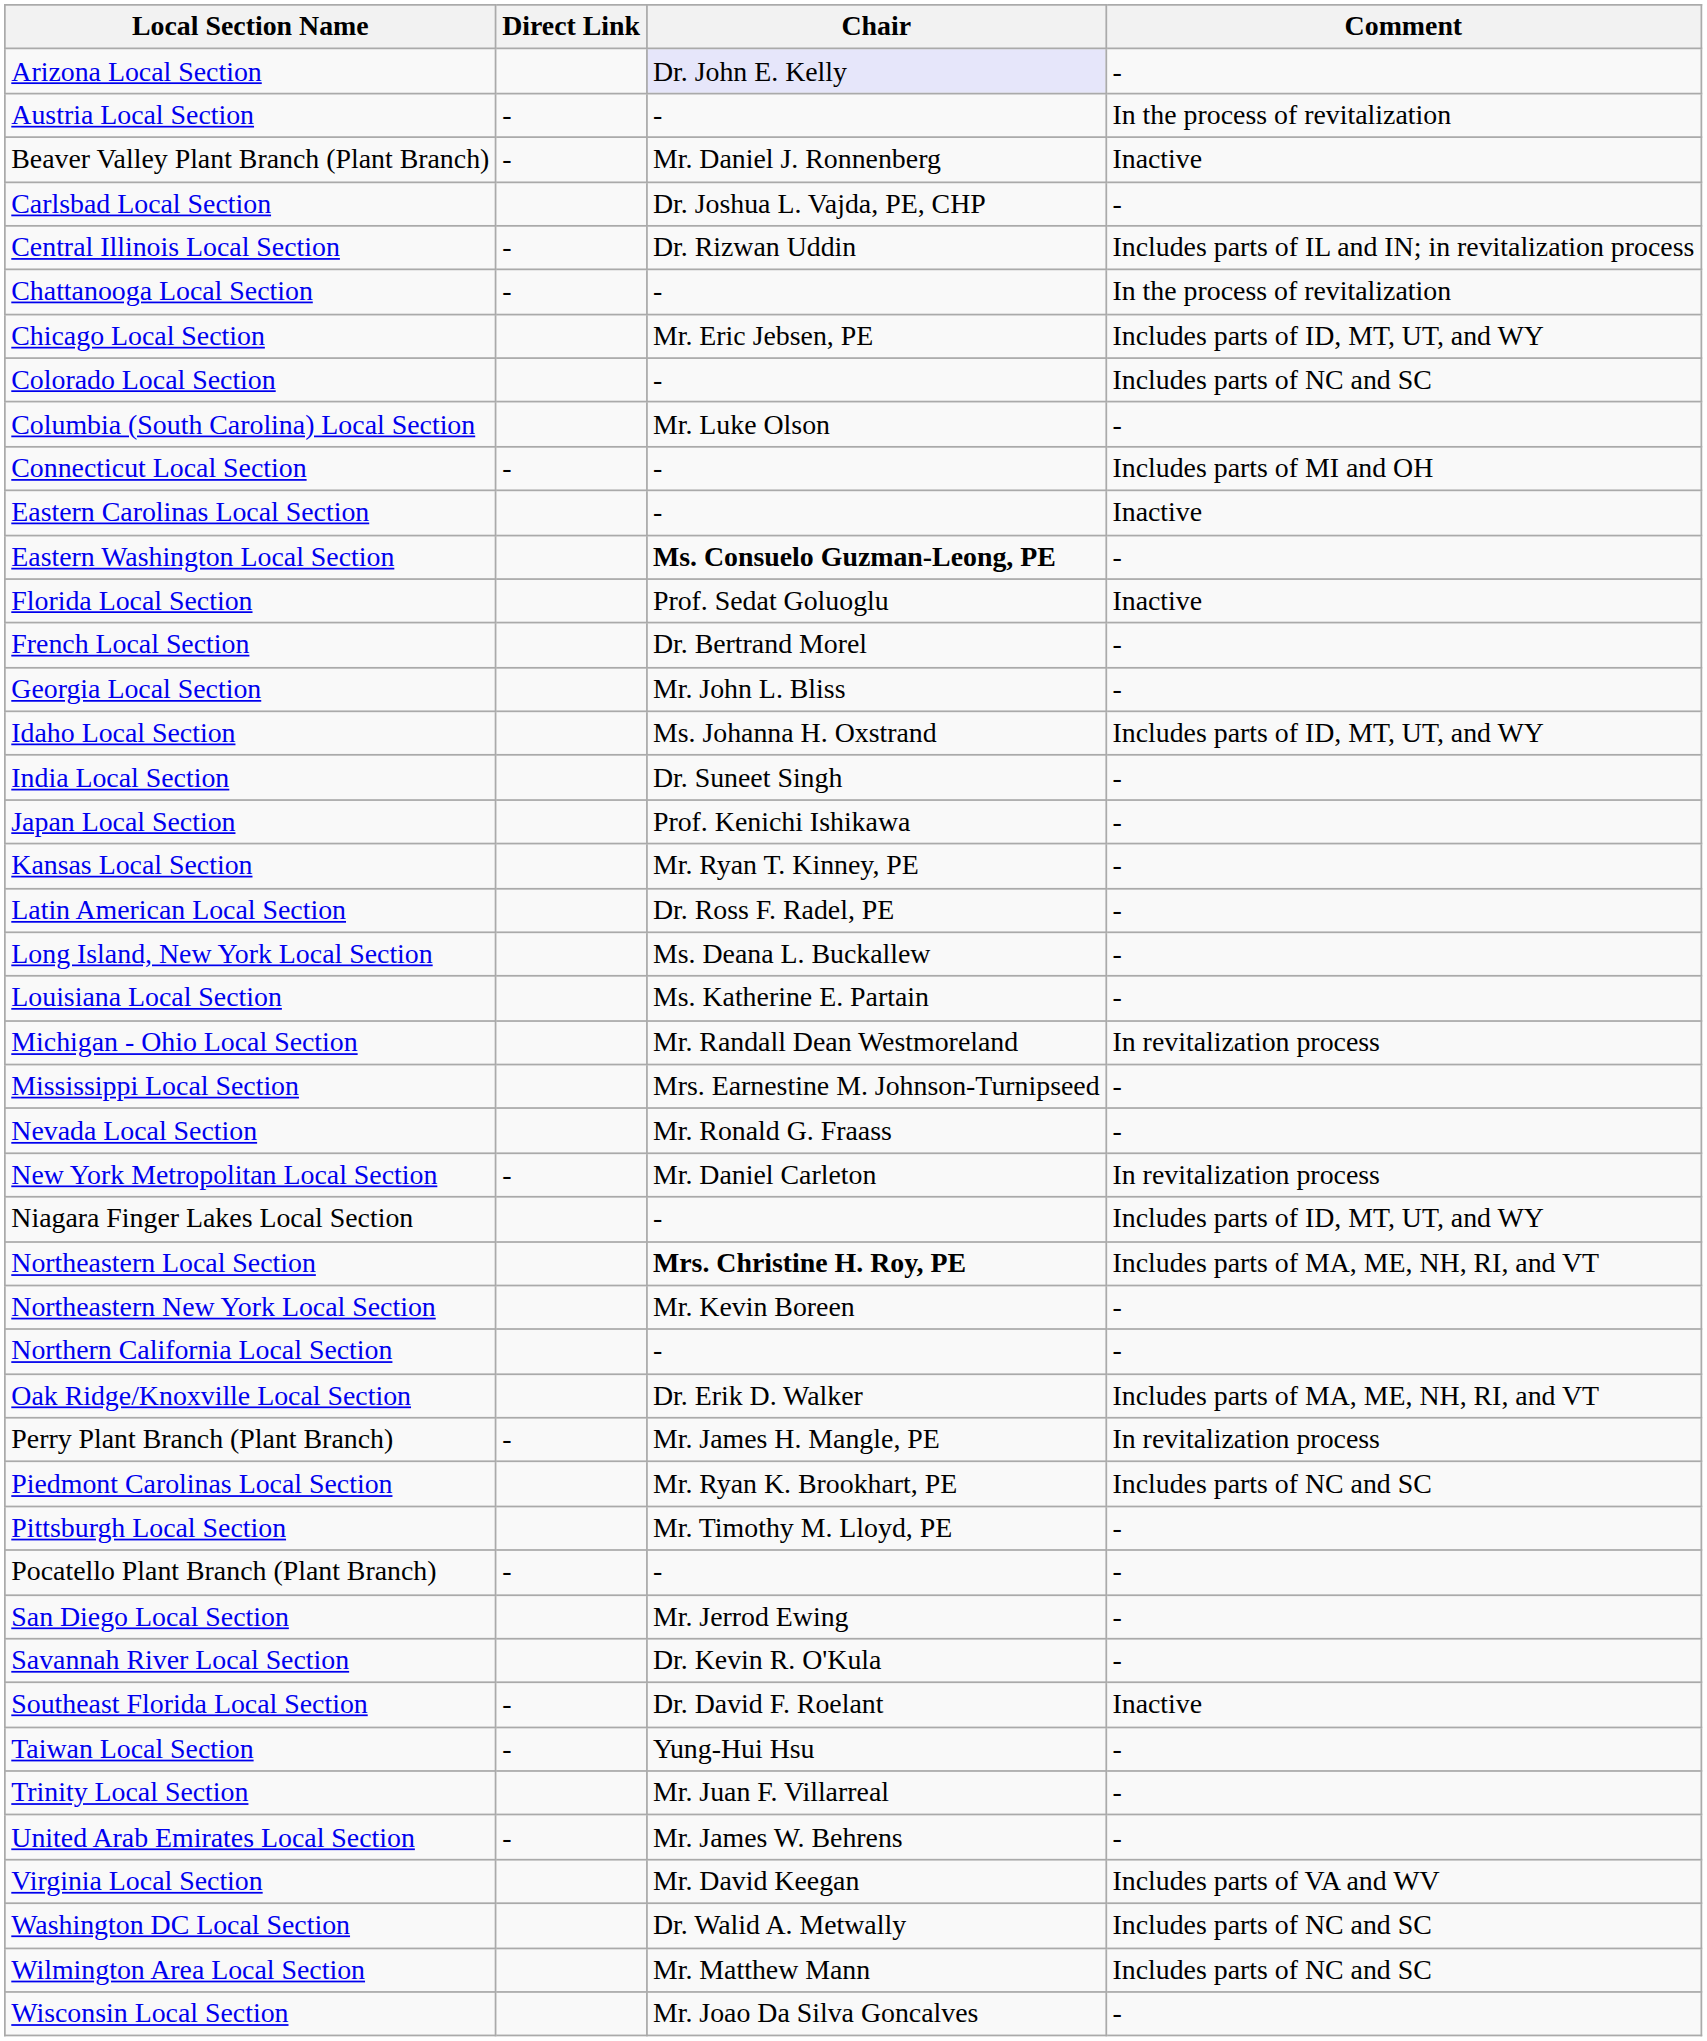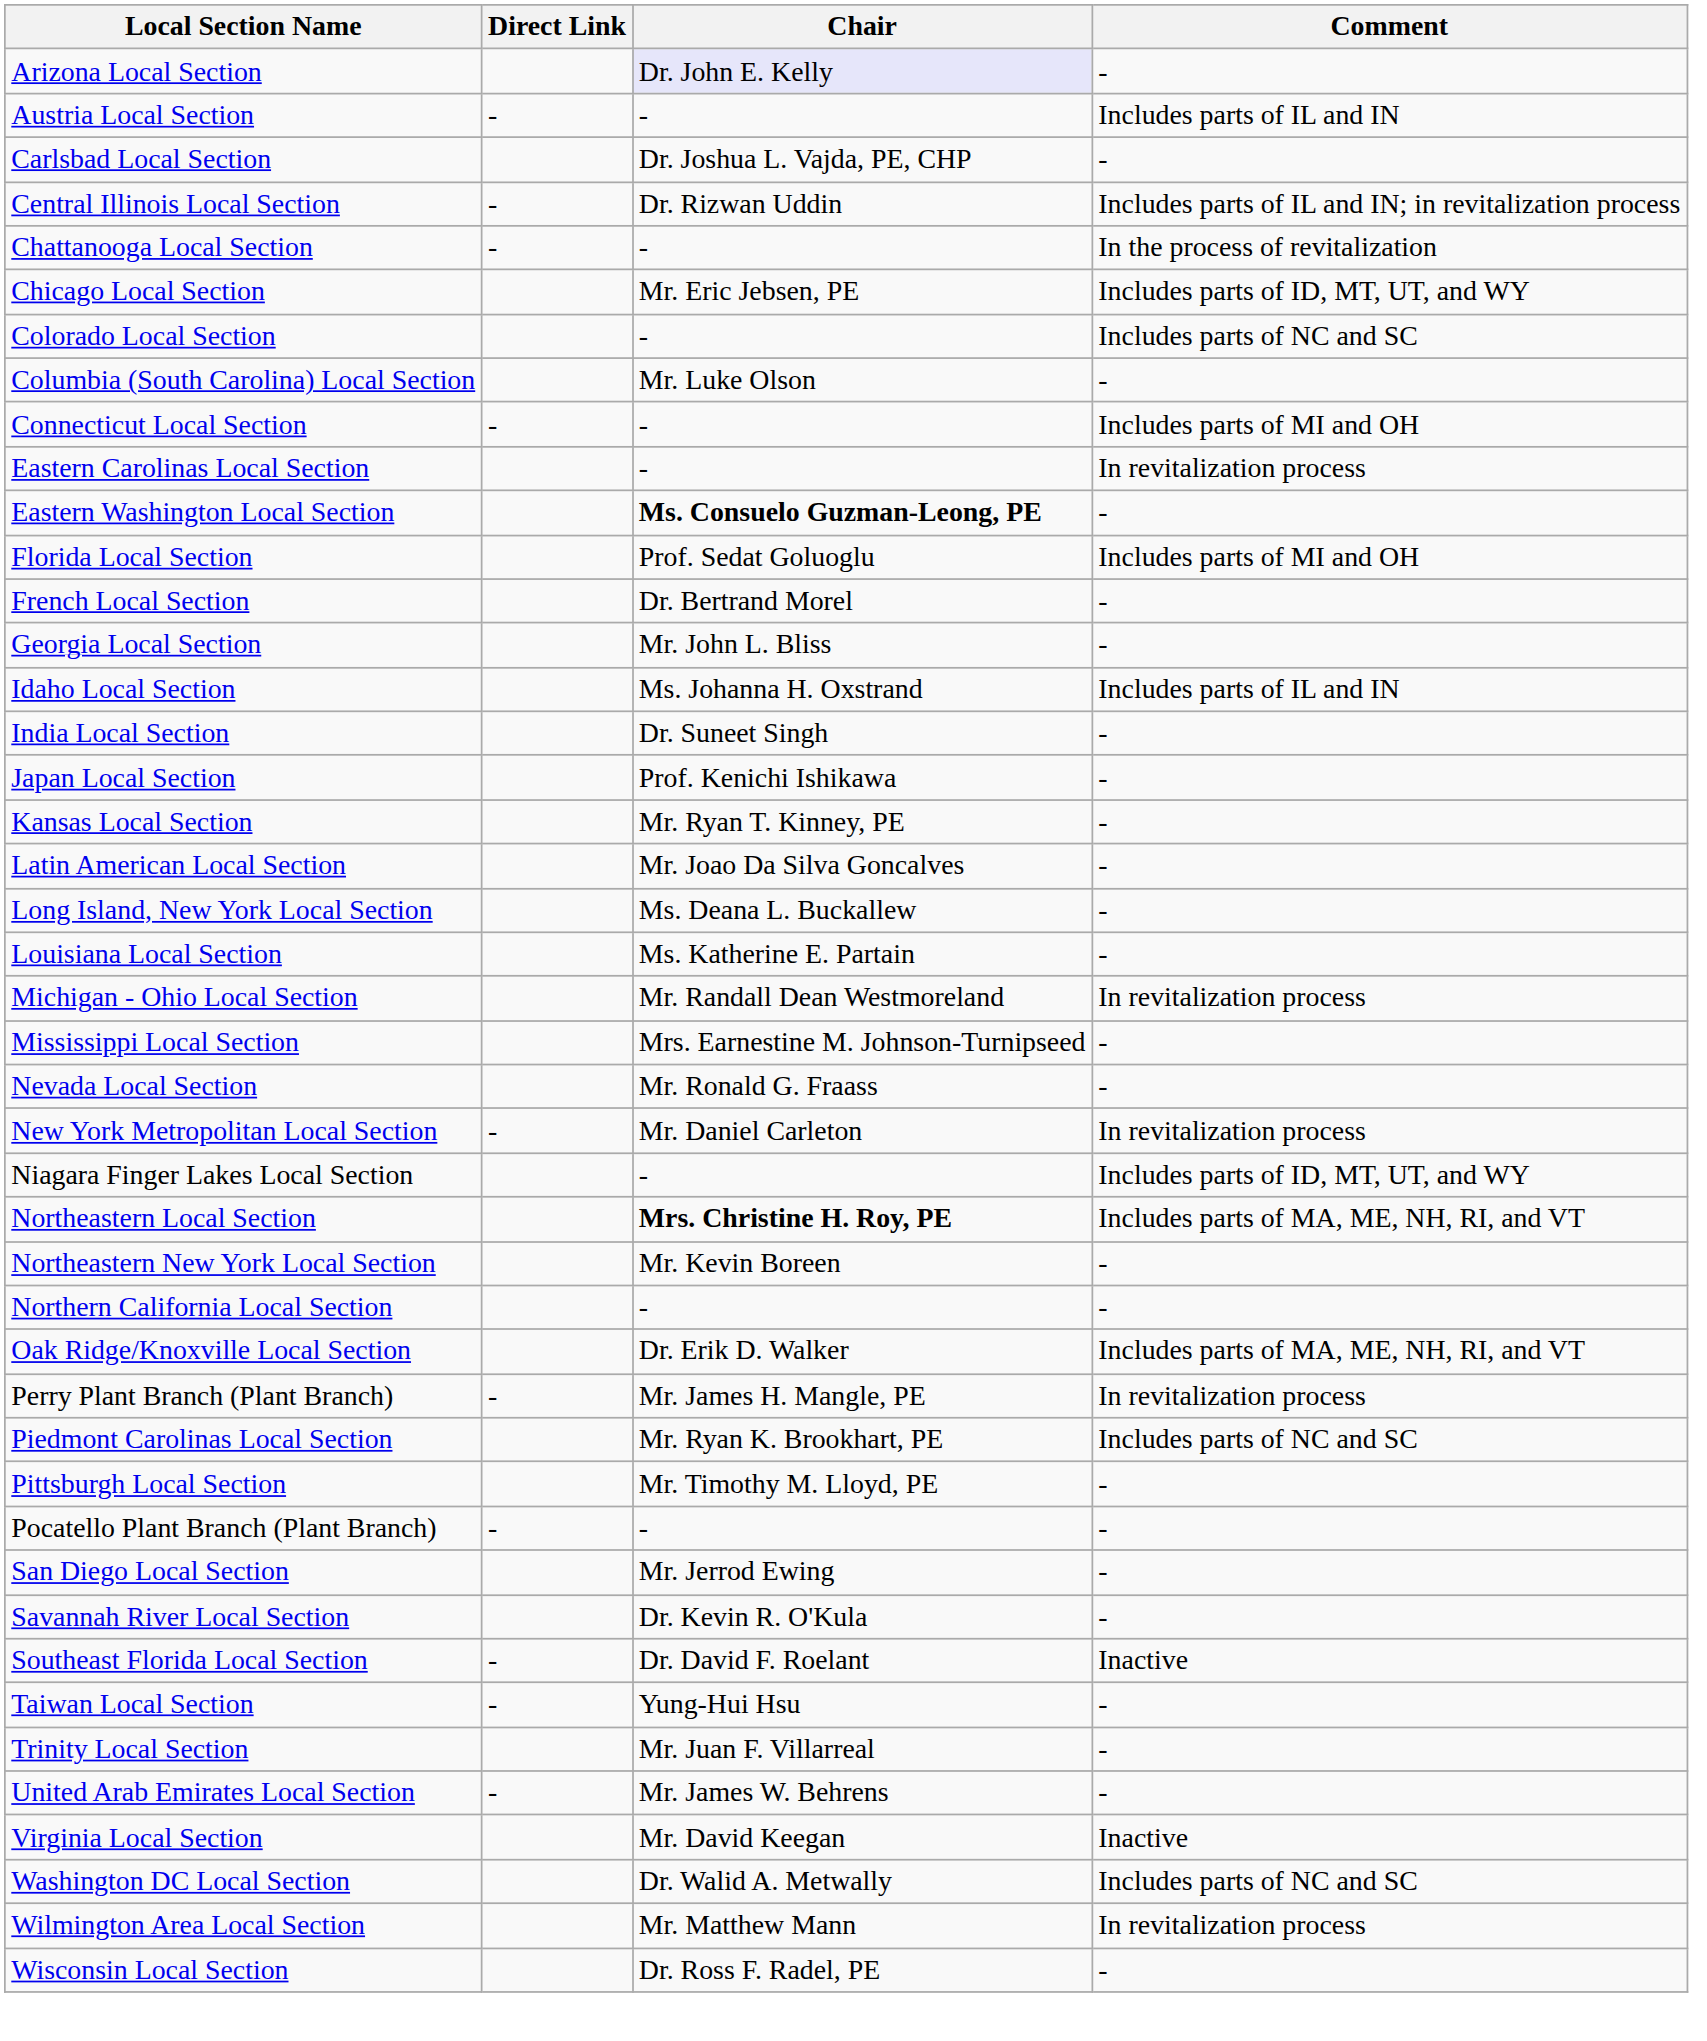(1282, 114) In the process of revitalization -> (1249, 114) Includes parts of IL and IN
- row: (250, 159)
(1157, 512) Inactive -> (1232, 468) In revitalization process
(1157, 600) Inactive -> (1259, 556) Includes parts of MI and OH
(1328, 733) Includes parts of ID, MT, UT, and WY -> (1249, 688) Includes parts of IL and IN
(774, 909) Dr. Ross F. Radel, PE -> (802, 865) Mr. Joao Da Silva Goncalves
(1276, 1880) Includes parts of VA and WV -> (1143, 1836) Inactive
(1272, 1969) Includes parts of NC and SC -> (1232, 1925) In revitalization process
(816, 2013) Mr. Joao Da Silva Goncalves -> (759, 1969) Dr. Ross F. Radel, PE
